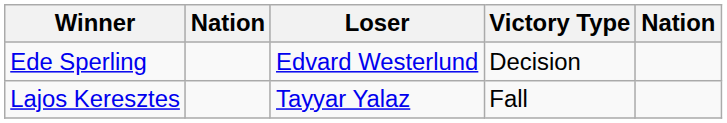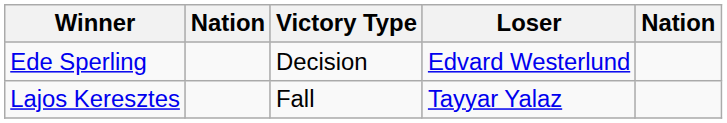columns swapped: (560, 23) <-> (377, 23)
